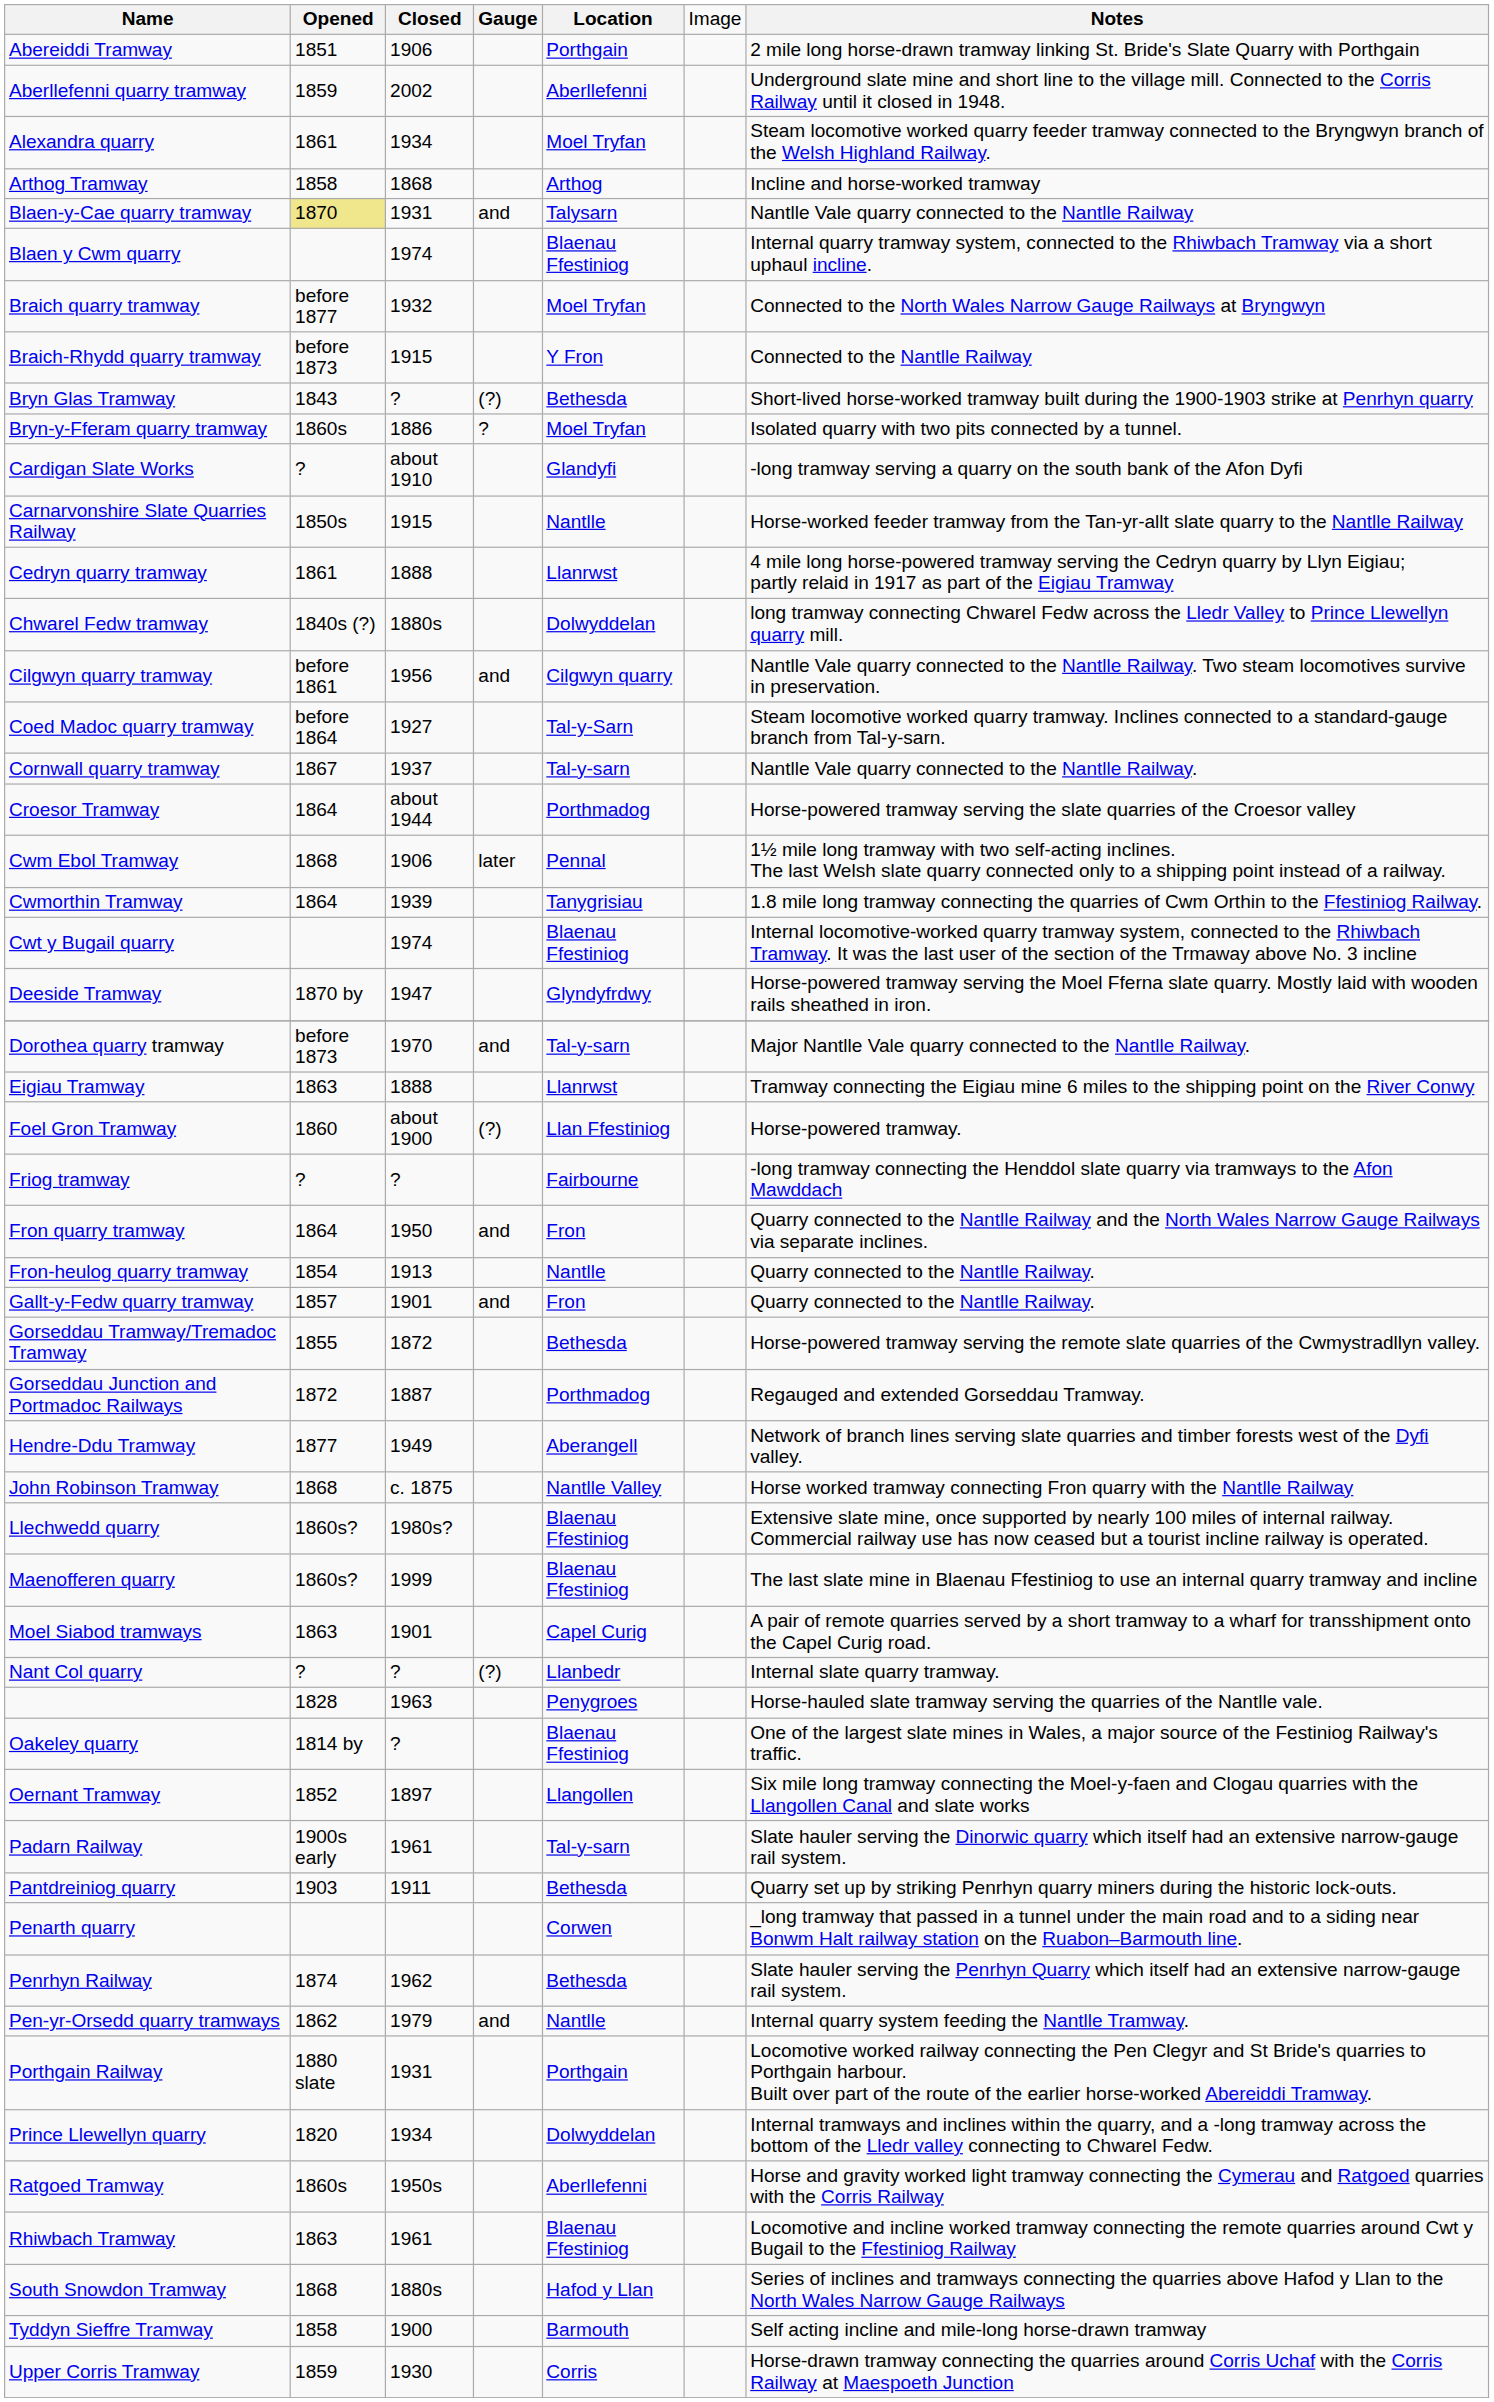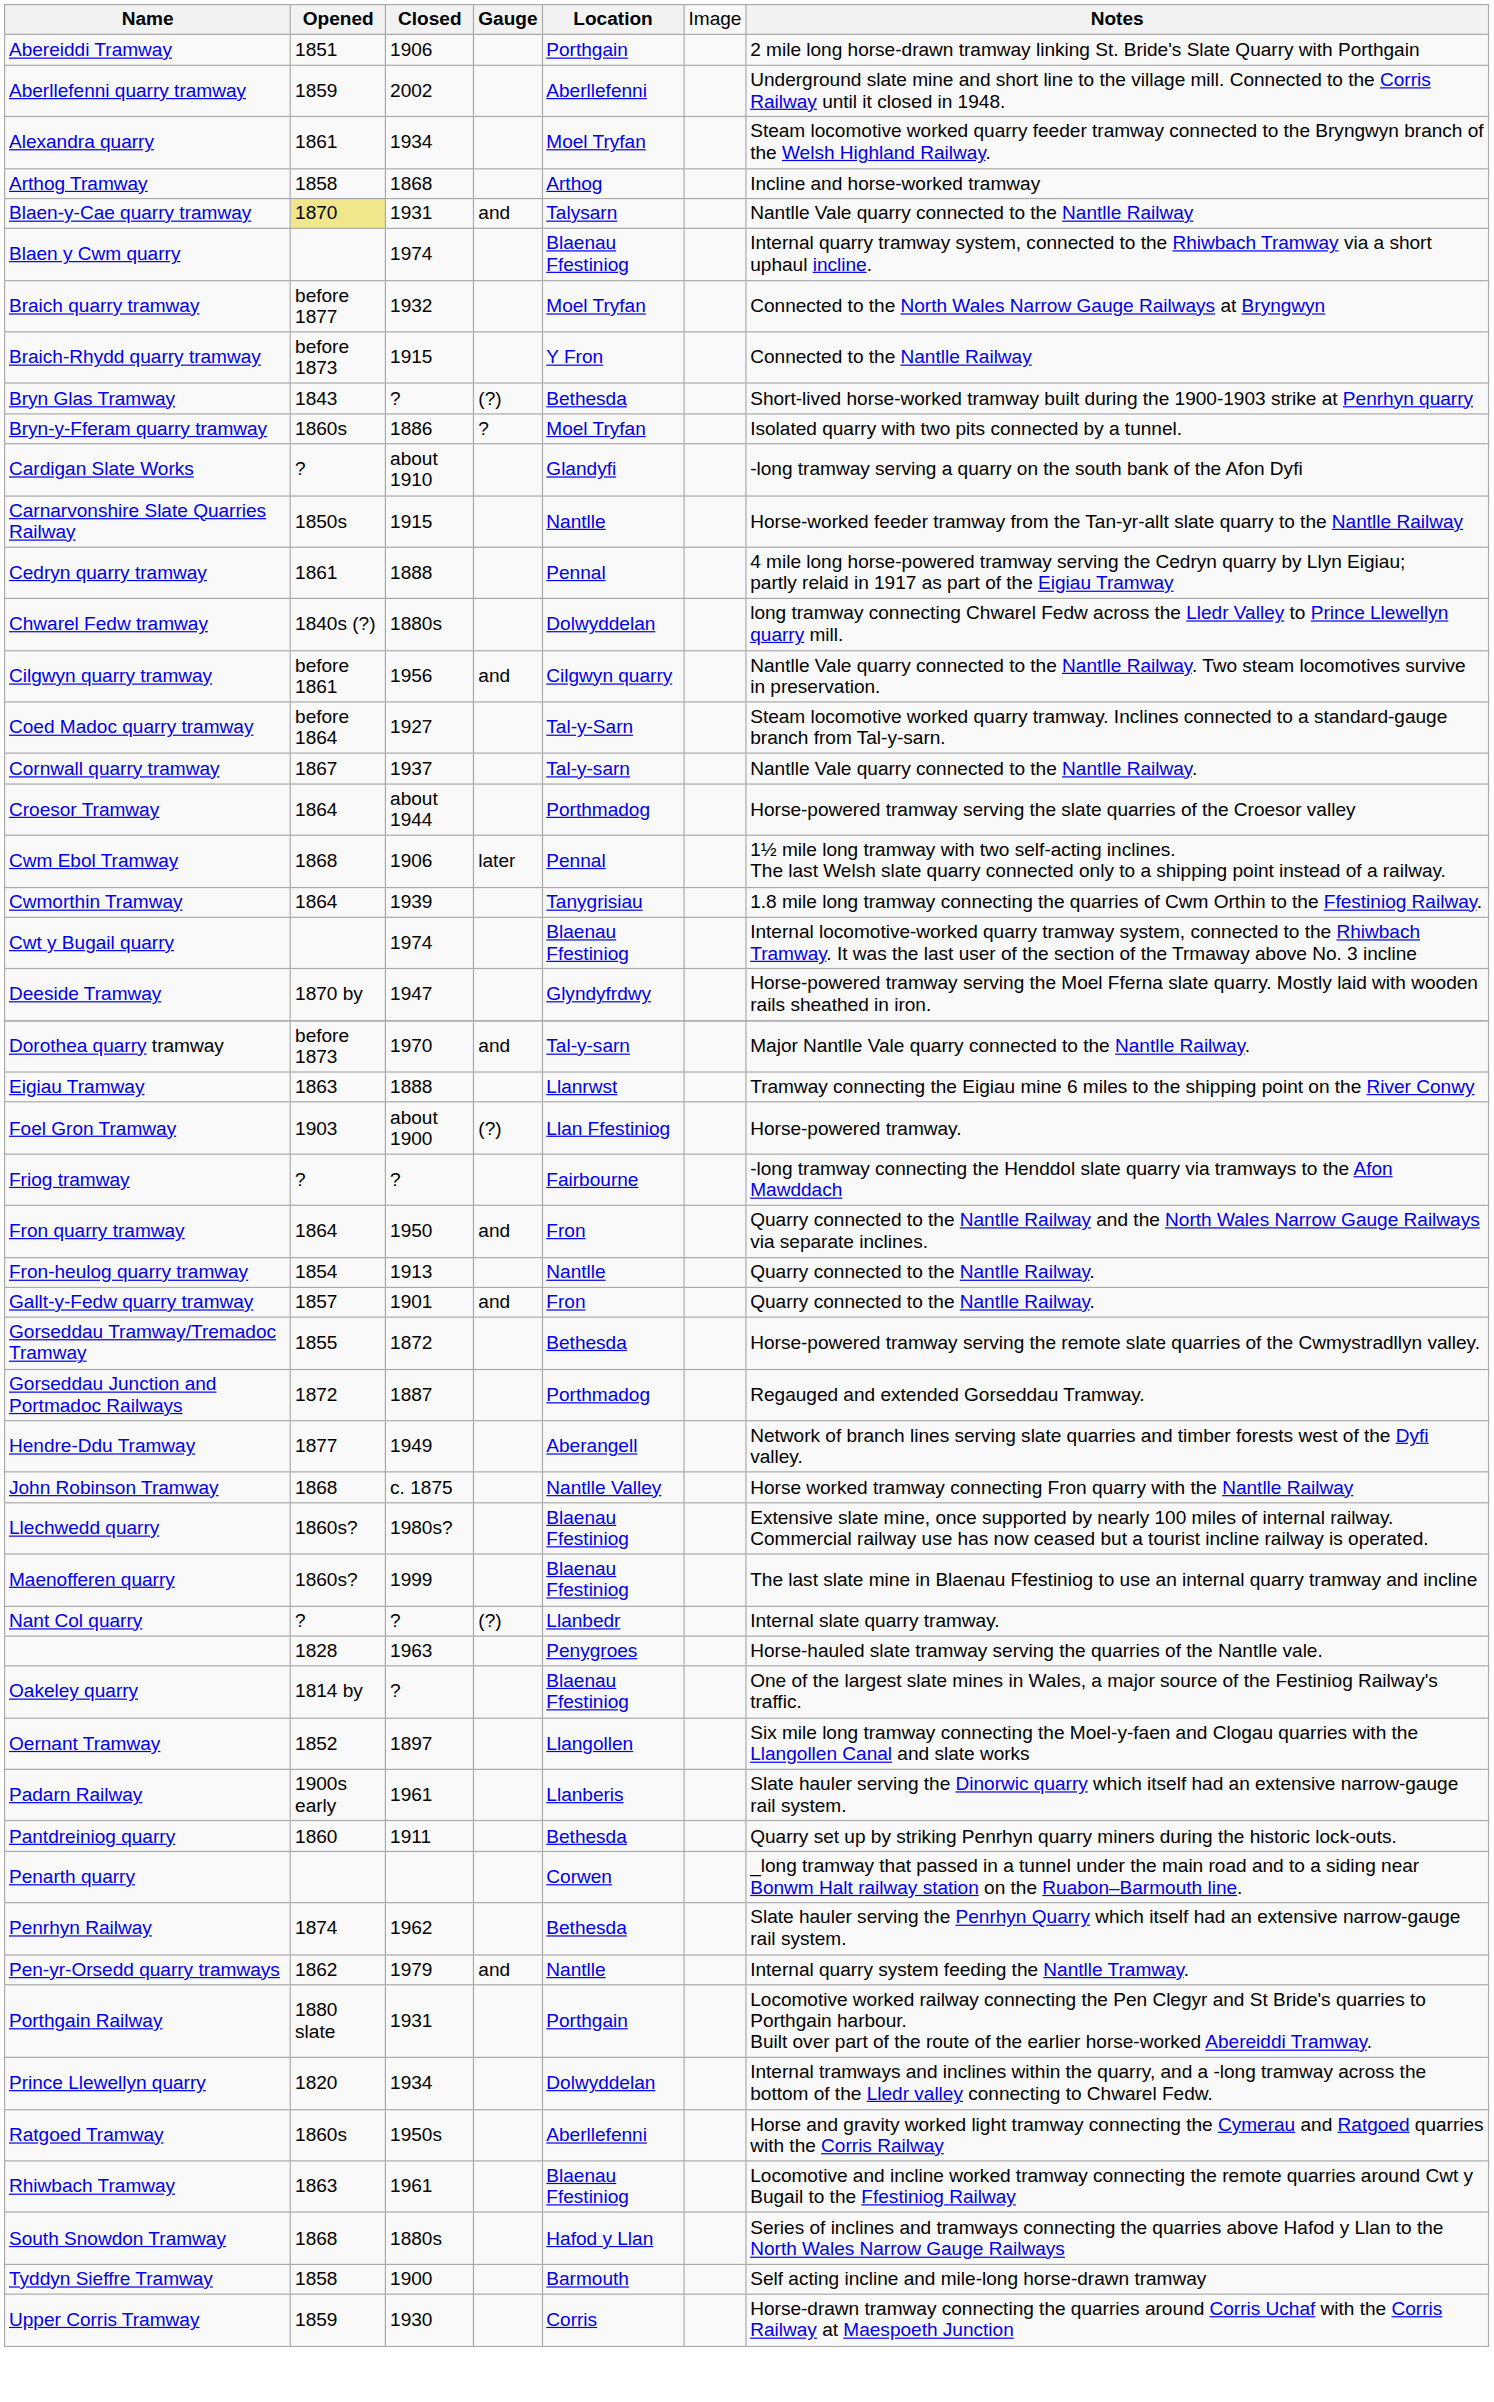(582, 572) Llanrwst -> (576, 572) Pennal
(316, 1127) 1860 -> (316, 1127) 1903
- row: (105, 1631)
(588, 1846) Tal-y-sarn -> (585, 1795) Llanberis
(316, 1887) 1903 -> (316, 1835) 1860
